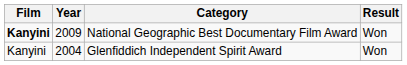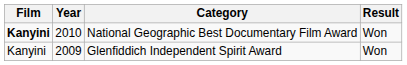(68, 32) 2009 -> (68, 32) 2010
(68, 51) 2004 -> (68, 51) 2009
